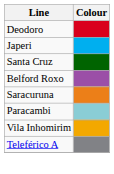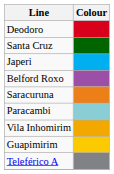rows swapped: (30, 62) <-> (19, 45)
+ row: (32, 144)
